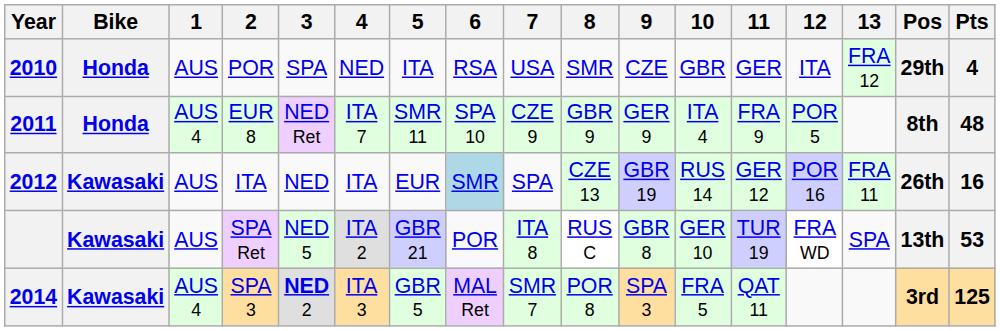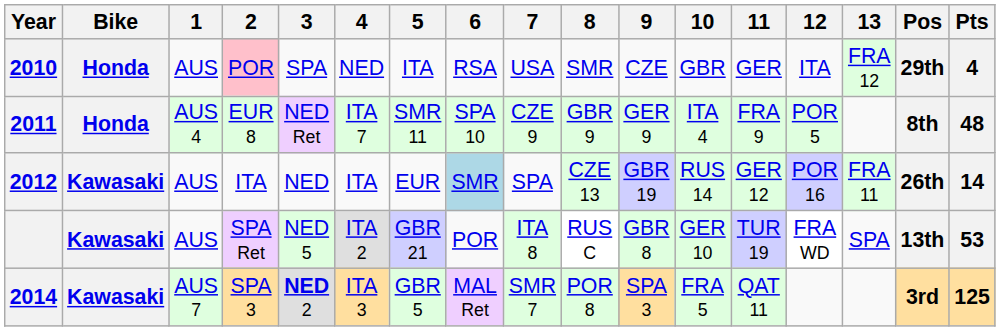(251, 67) no background -> (251, 67) pink background
(972, 182) 16 -> (972, 182) 14
(196, 297) AUS 4 -> (196, 297) AUS 7
